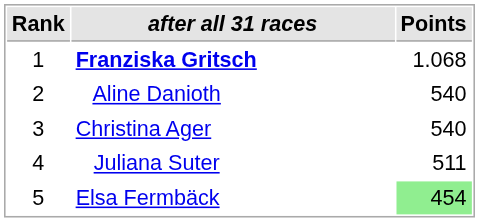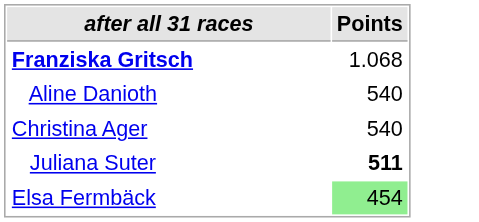- column: (38, 24)
(449, 163) normal -> (385, 163) bold
